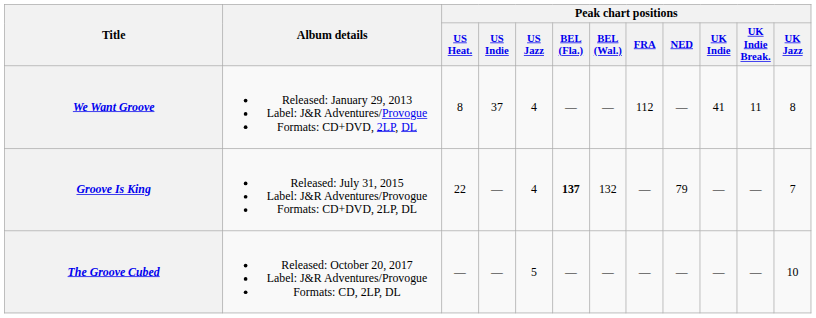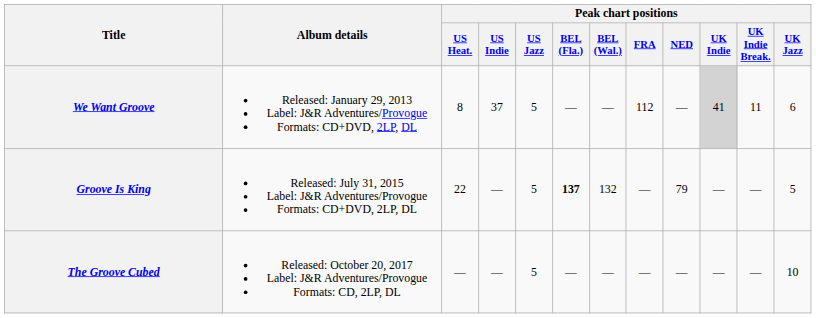(534, 107) 4 -> (534, 107) 5
(719, 107) no background -> (719, 107) lightgrey background
(793, 107) 8 -> (793, 107) 6
(534, 189) 4 -> (534, 189) 5
(793, 189) 7 -> (793, 189) 5
